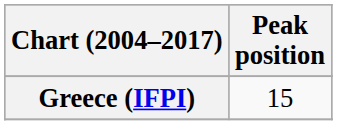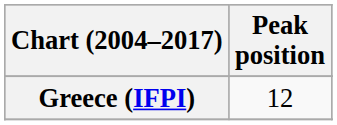(280, 97) 15 -> (280, 97) 12
